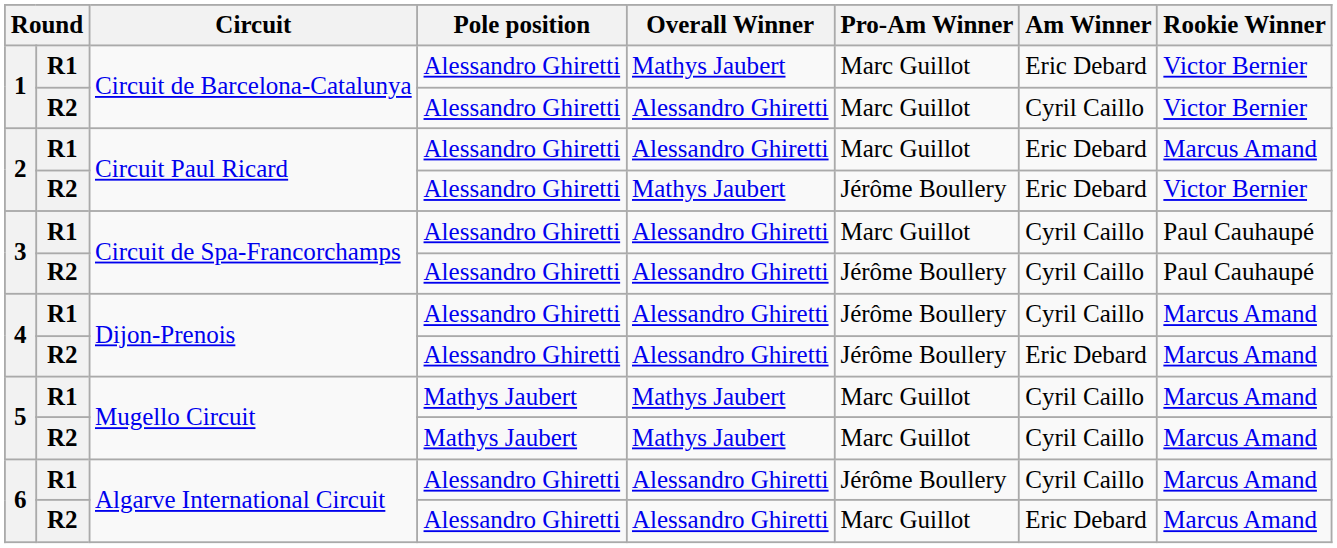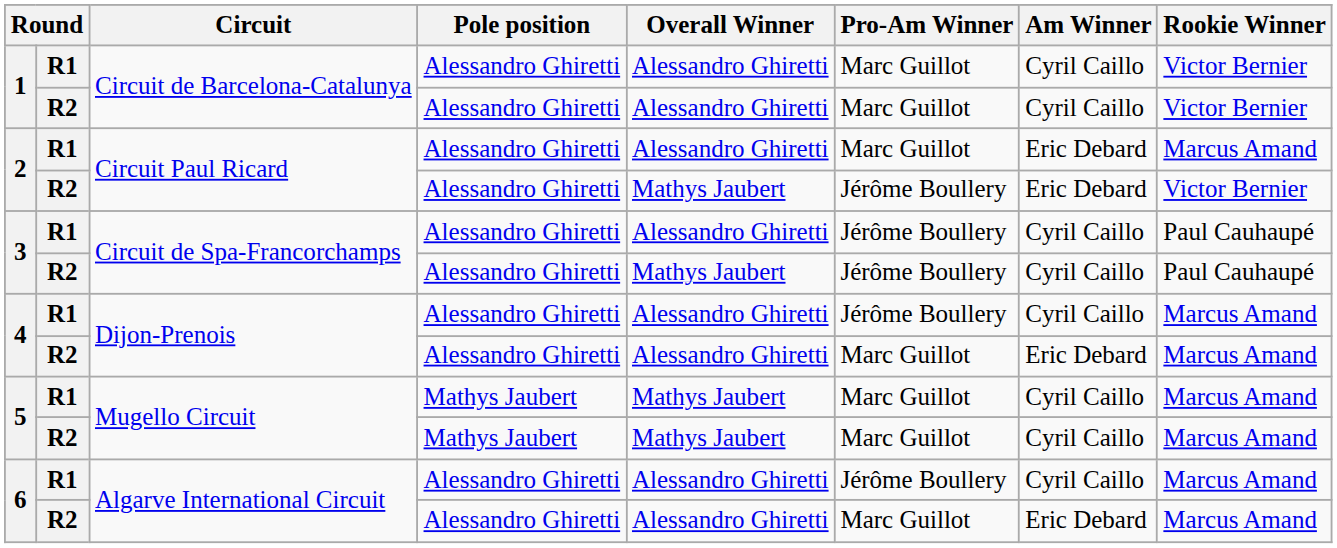(709, 66) Mathys Jaubert -> (730, 66) Alessandro Ghiretti
(1086, 66) Eric Debard -> (1085, 66) Cyril Caillo
(905, 231) Marc Guillot -> (923, 231) Jérôme Boullery
(730, 272) Alessandro Ghiretti -> (709, 272) Mathys Jaubert
(923, 355) Jérôme Boullery -> (905, 355) Marc Guillot
